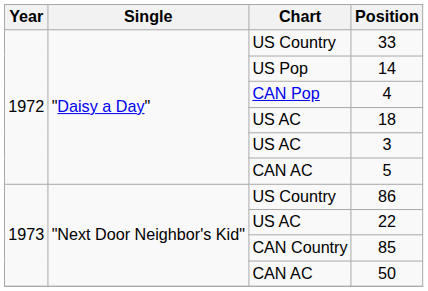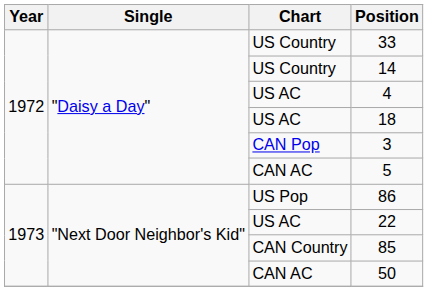(280, 68) US Pop -> (294, 68) US Country
(286, 94) CAN Pop -> (277, 94) US AC
(277, 145) US AC -> (286, 145) CAN Pop
(294, 196) US Country -> (280, 196) US Pop
